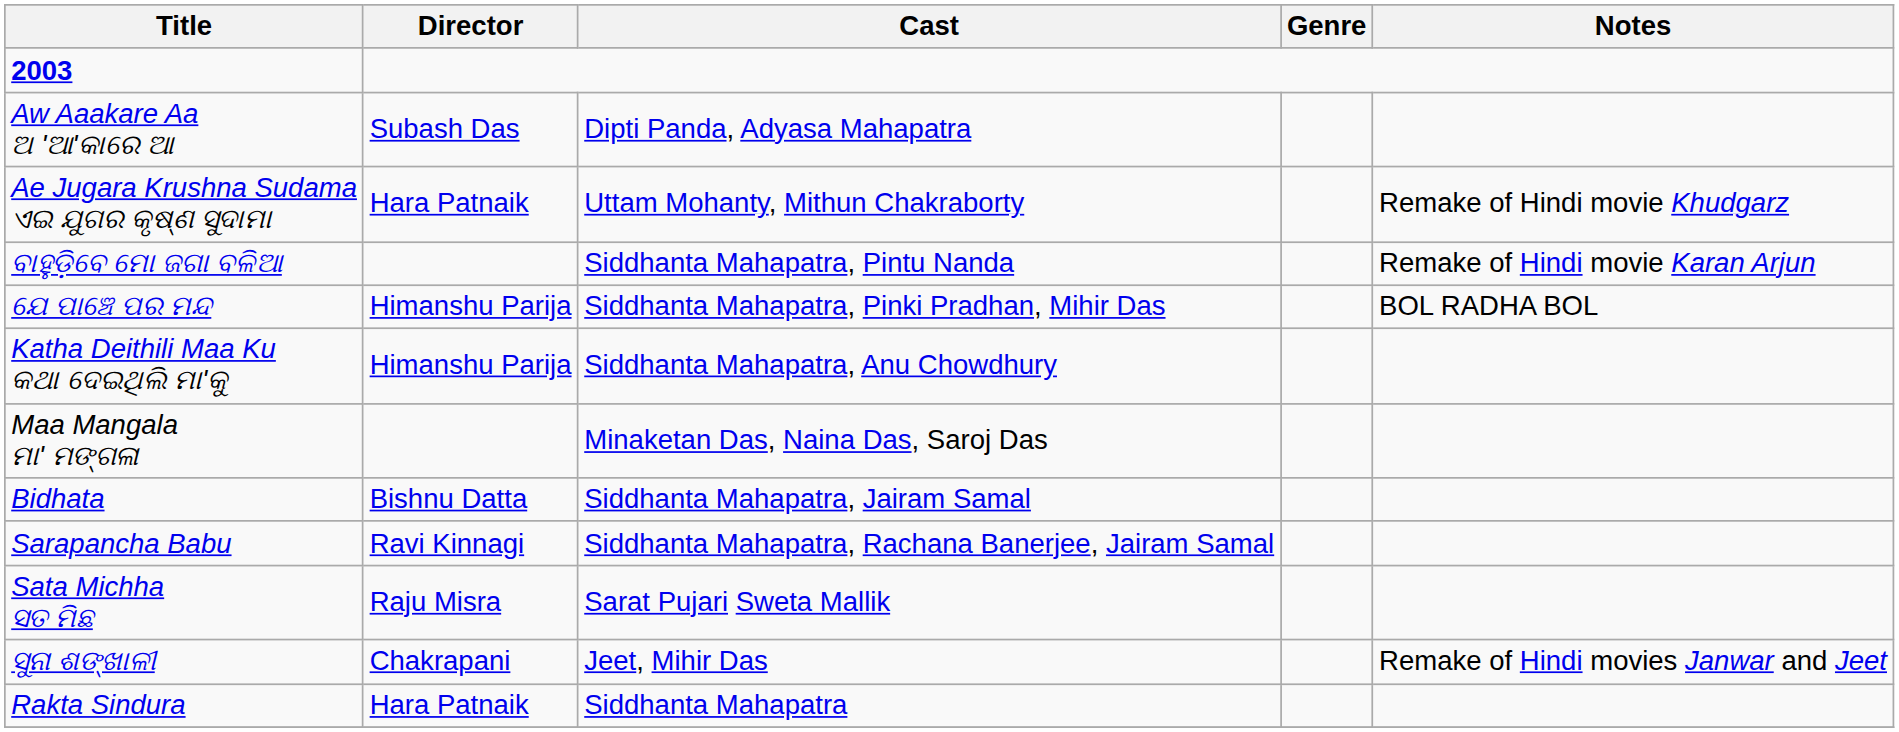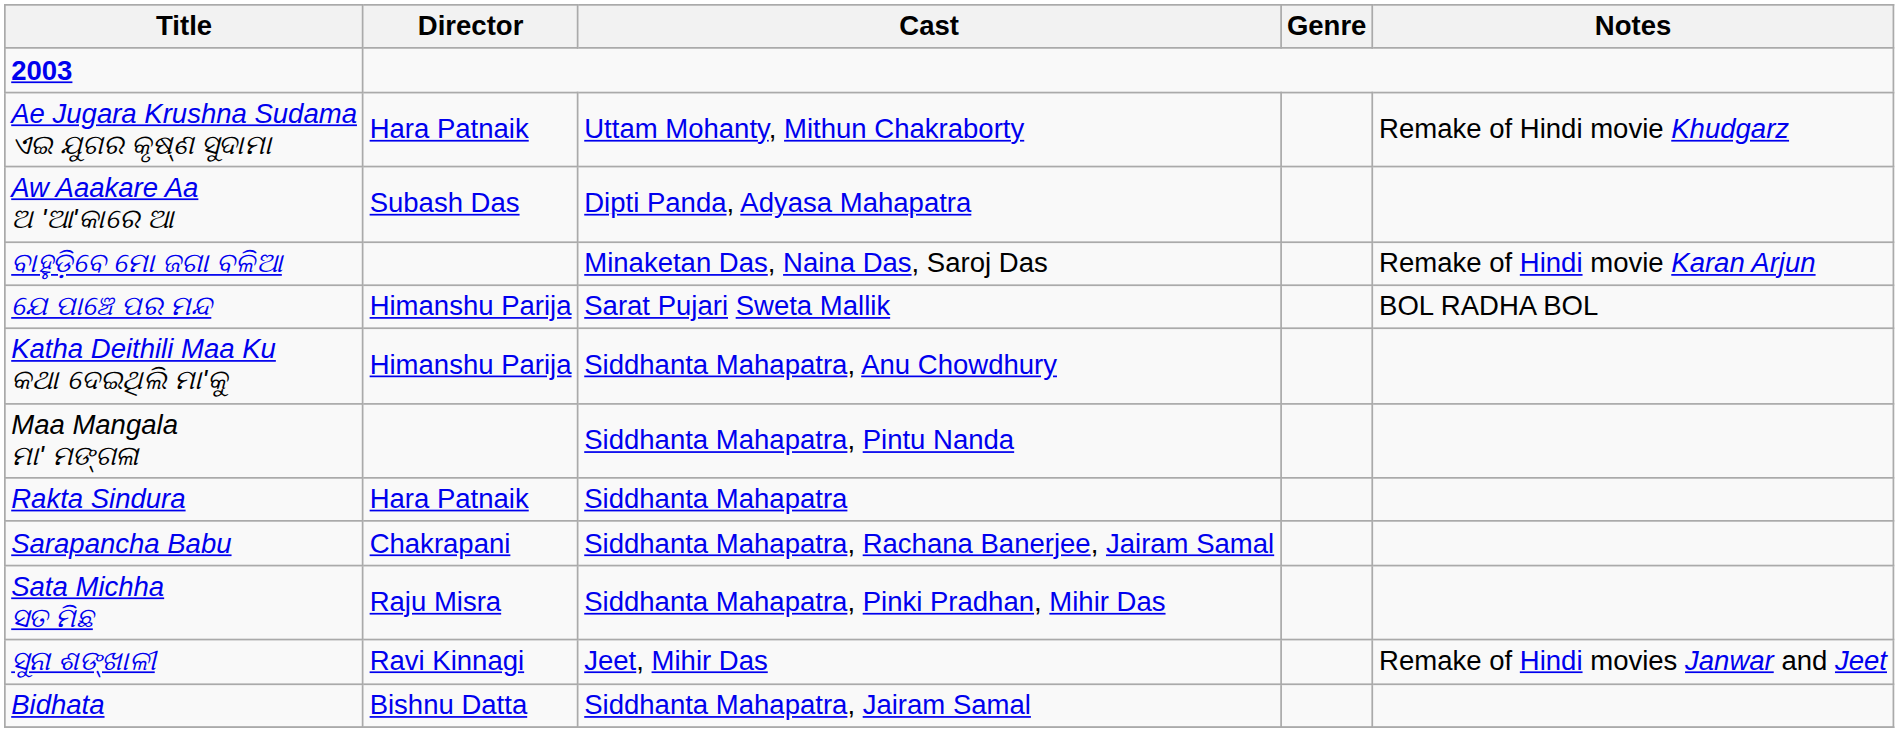rows swapped: (184, 203) <-> (105, 129)
(799, 262) Siddhanta Mahapatra, Pintu Nanda -> (816, 262) Minaketan Das, Naina Das, Saroj Das
(875, 306) Siddhanta Mahapatra, Pinki Pradhan, Mihir Das -> (737, 306) Sarat Pujari Sweta Mallik
(816, 440) Minaketan Das, Naina Das, Saroj Das -> (799, 440) Siddhanta Mahapatra, Pintu Nanda
rows swapped: (98, 704) <-> (58, 499)
(447, 542) Ravi Kinnagi -> (440, 542) Chakrapani
(737, 602) Sarat Pujari Sweta Mallik -> (875, 602) Siddhanta Mahapatra, Pinki Pradhan, Mihir Das
(440, 661) Chakrapani -> (447, 661) Ravi Kinnagi
